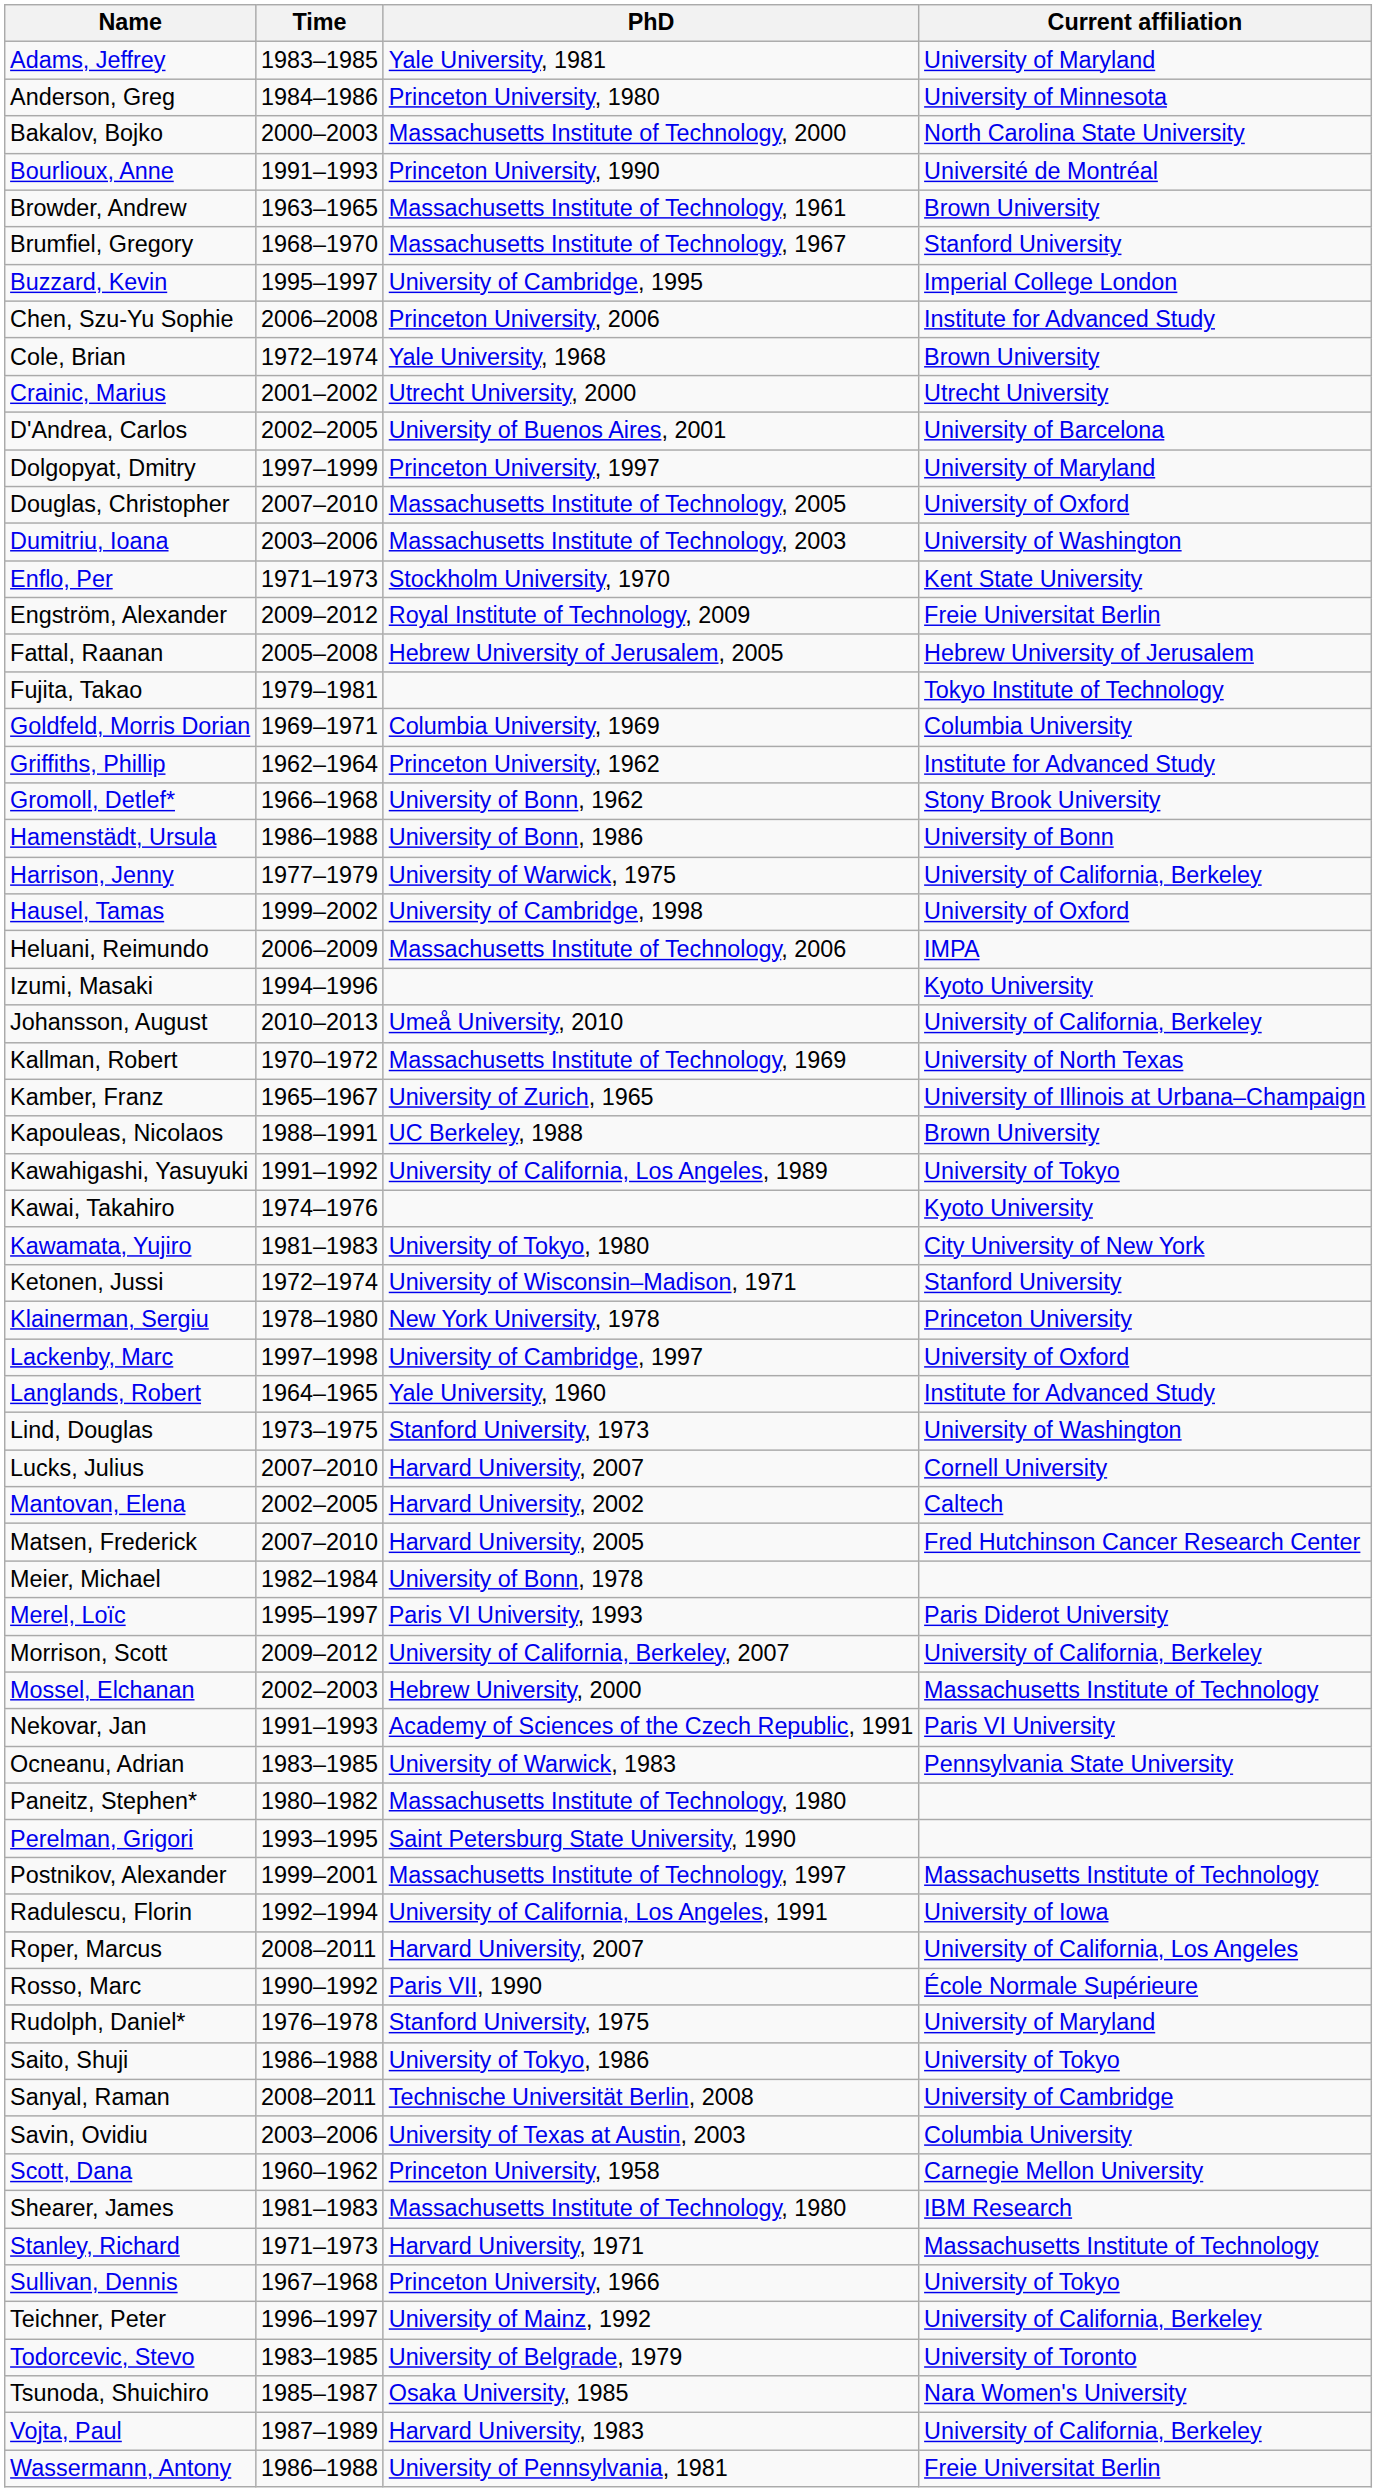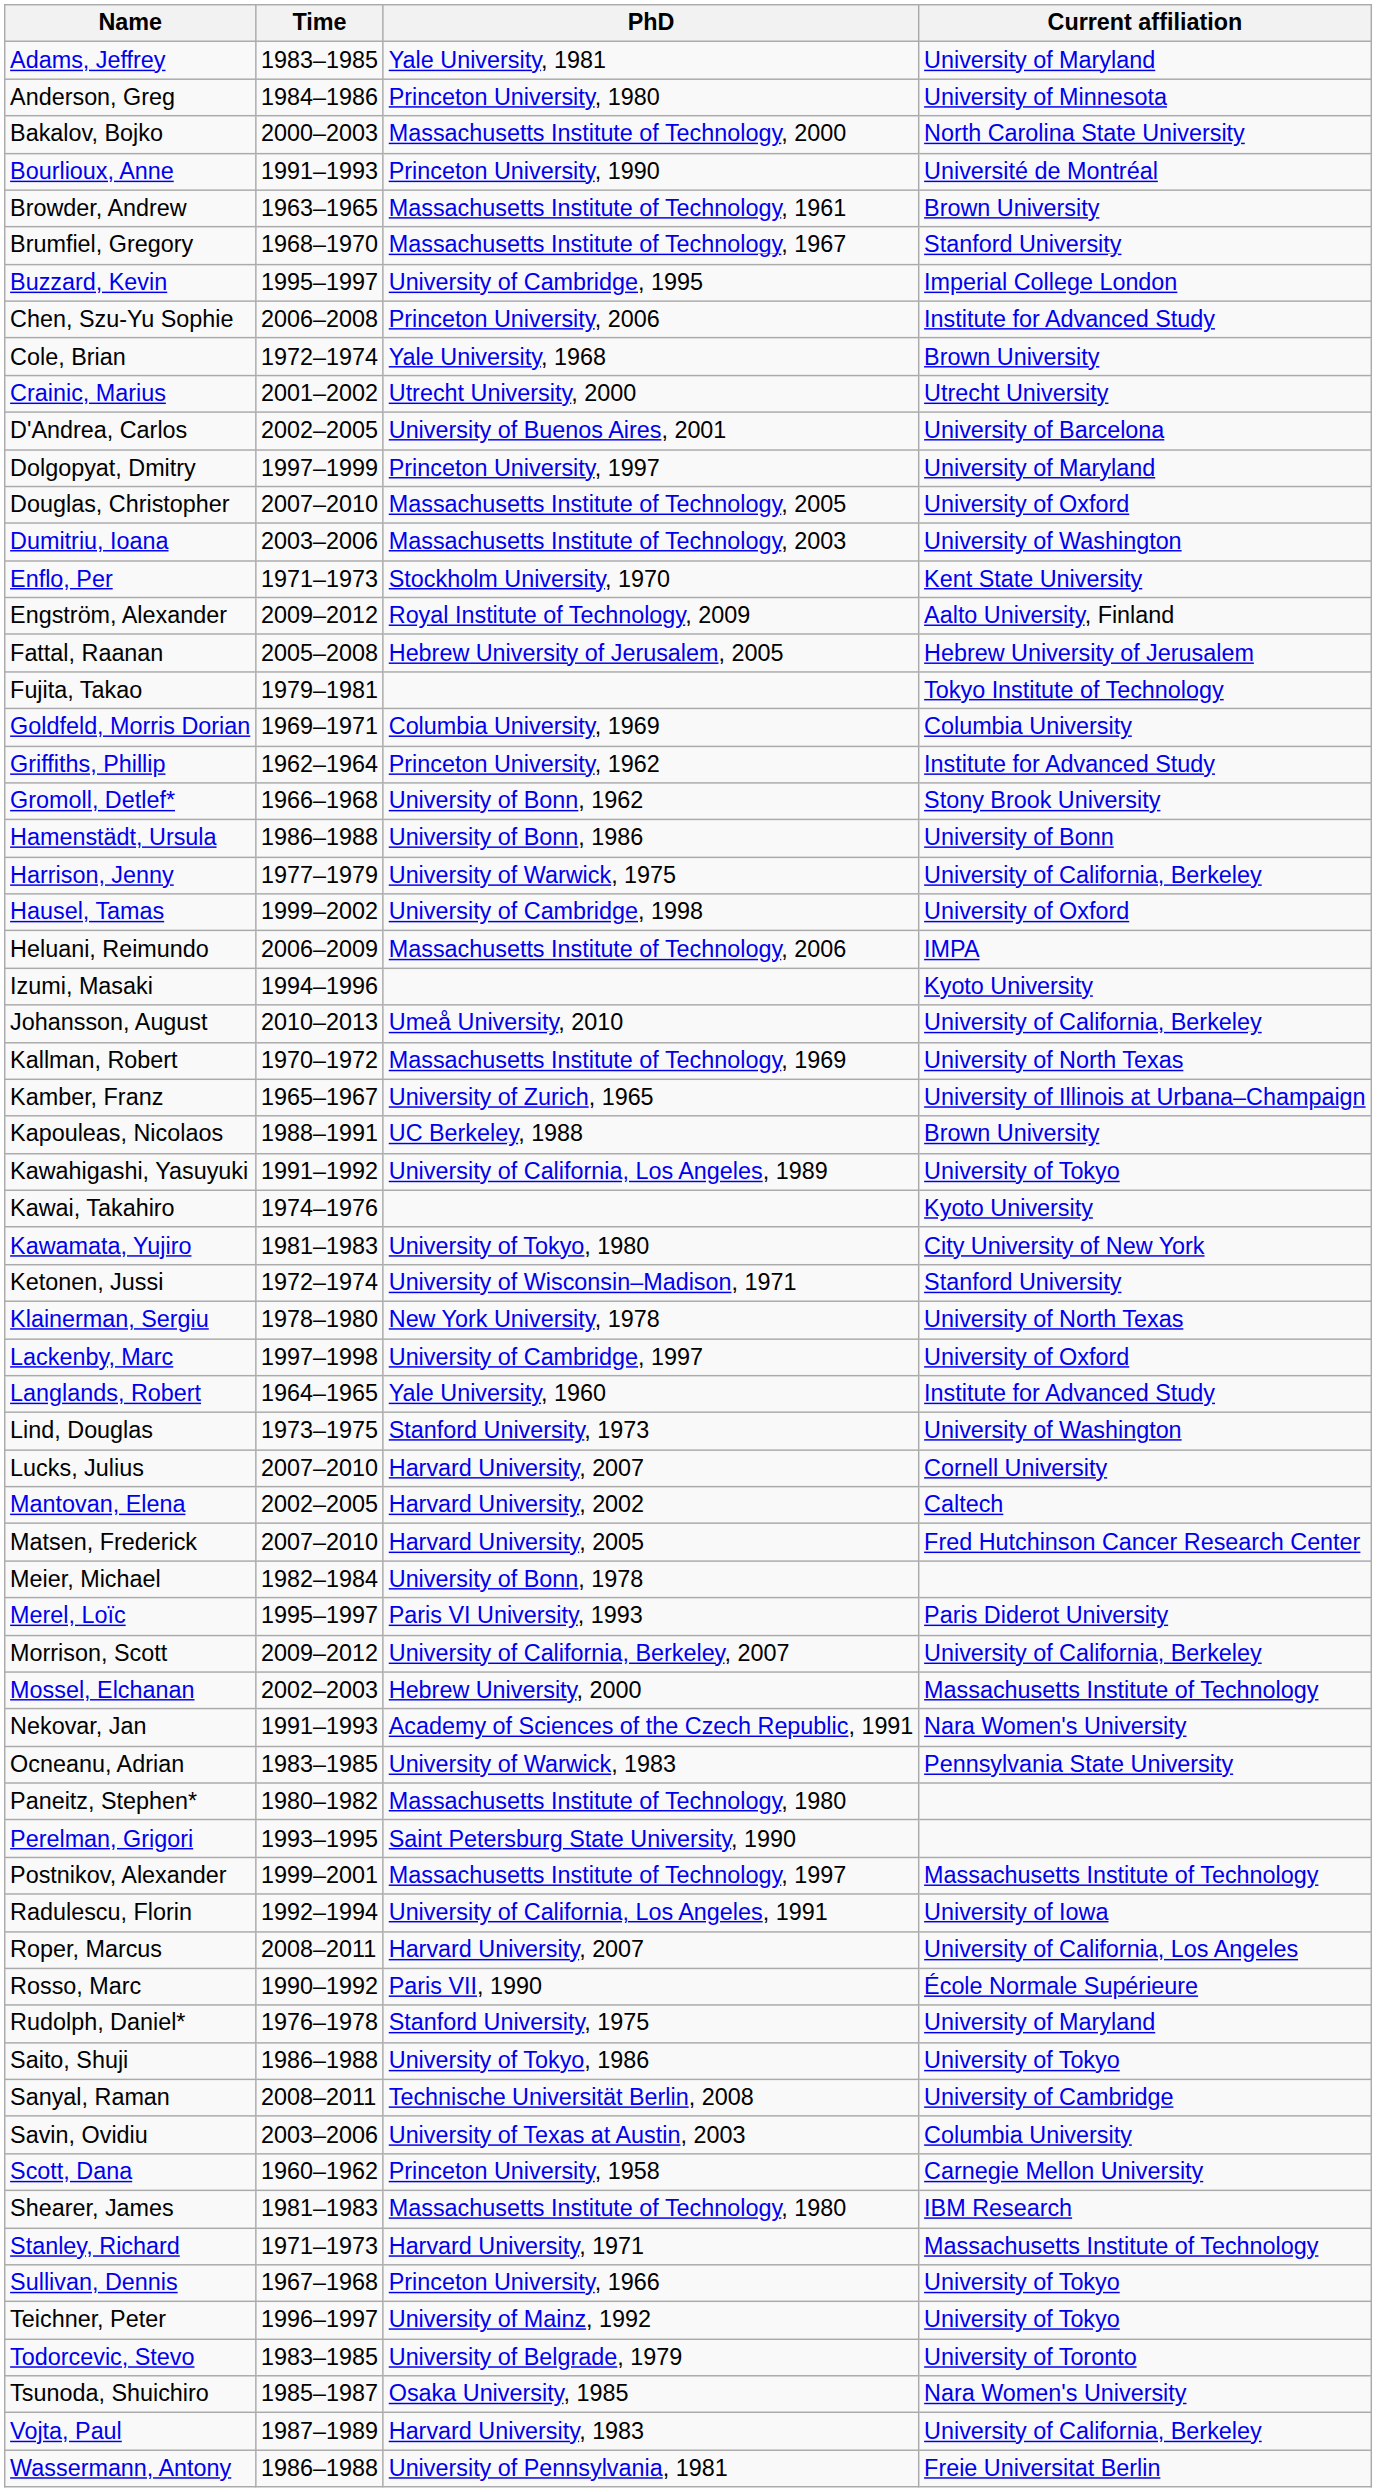(1042, 615) Freie Universitat Berlin -> (1049, 615) Aalto University, Finland
(1028, 1319) Princeton University -> (1054, 1319) University of North Texas
(1020, 1727) Paris VI University -> (1055, 1727) Nara Women's University
(1093, 2319) University of California, Berkeley -> (1022, 2319) University of Tokyo
